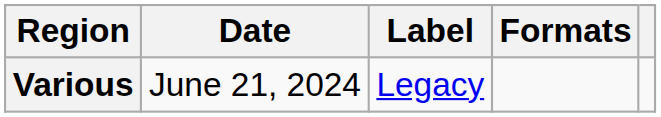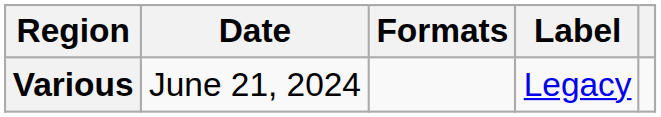columns swapped: (566, 31) <-> (430, 31)
